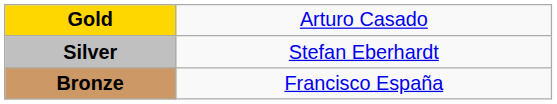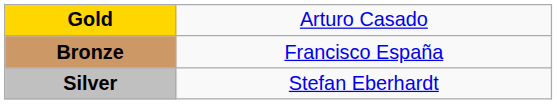rows swapped: (90, 51) <-> (90, 83)
